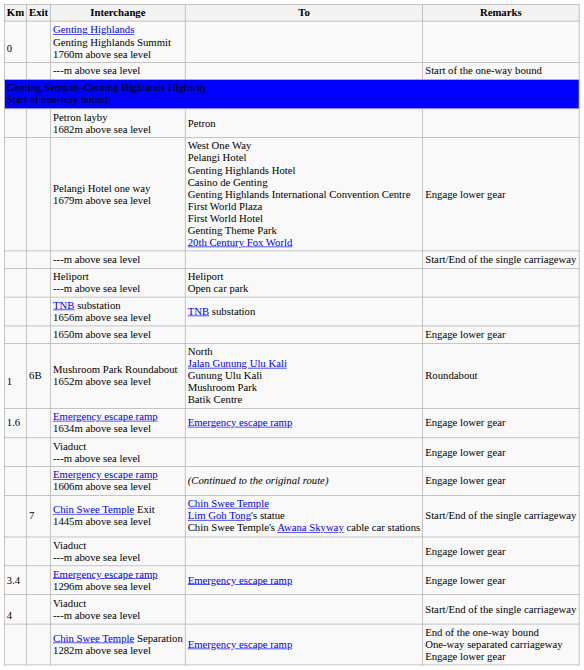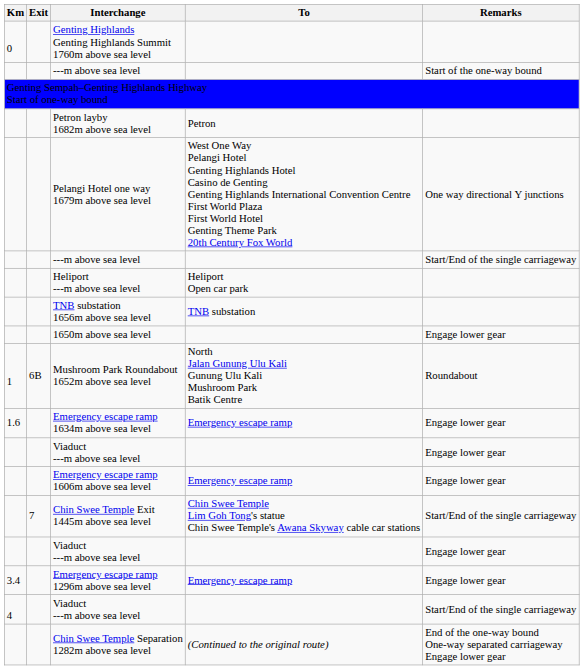(465, 194) Engage lower gear -> (494, 194) One way directional Y junctions
(258, 481) (Continued to the original route) -> (240, 481) Emergency escape ramp
(240, 644) Emergency escape ramp -> (258, 644) (Continued to the original route)
